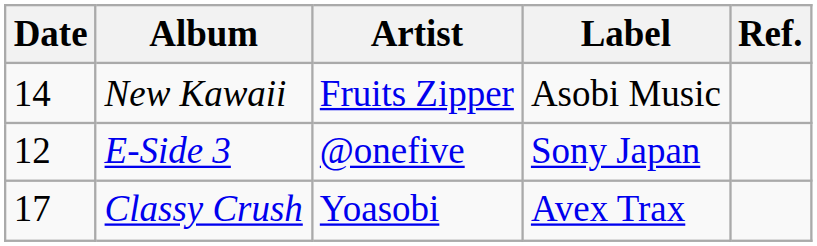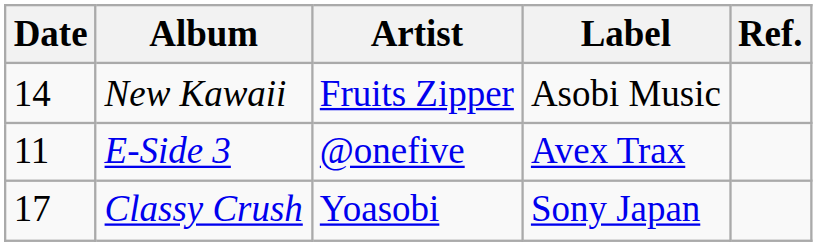(32, 151) 12 -> (31, 151) 11
(616, 151) Sony Japan -> (608, 151) Avex Trax
(608, 209) Avex Trax -> (616, 209) Sony Japan
